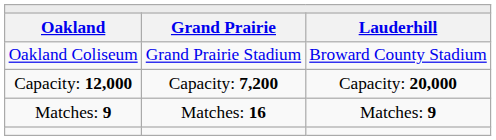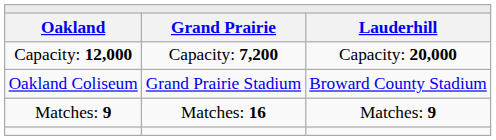rows swapped: (73, 55) <-> (73, 84)
